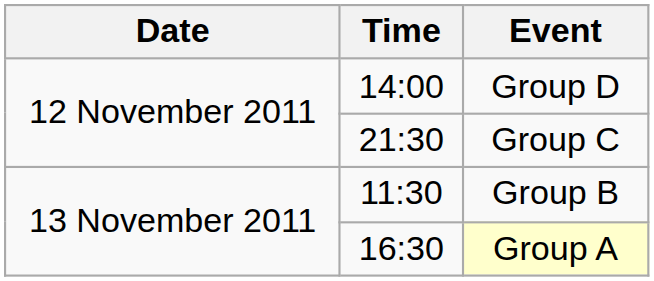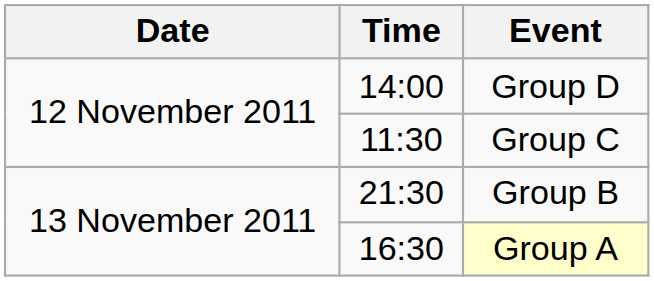(401, 139) 21:30 -> (401, 139) 11:30
(401, 193) 11:30 -> (401, 193) 21:30
